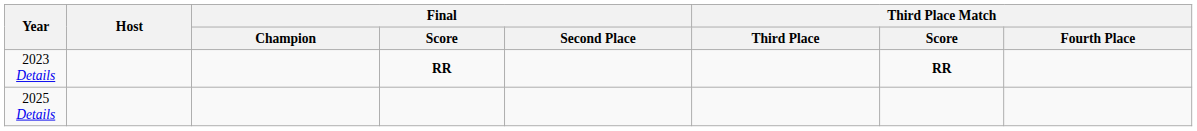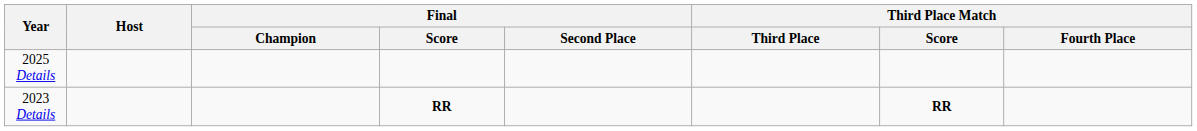rows swapped: (36, 68) <-> (36, 106)
